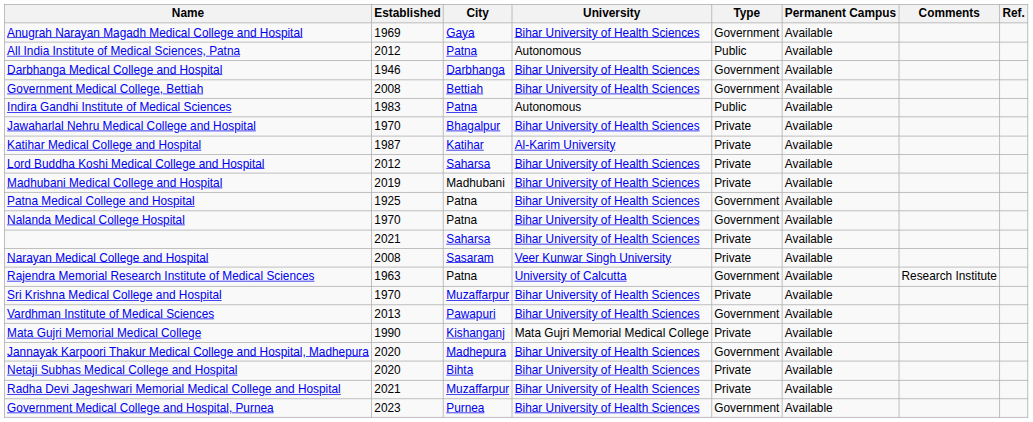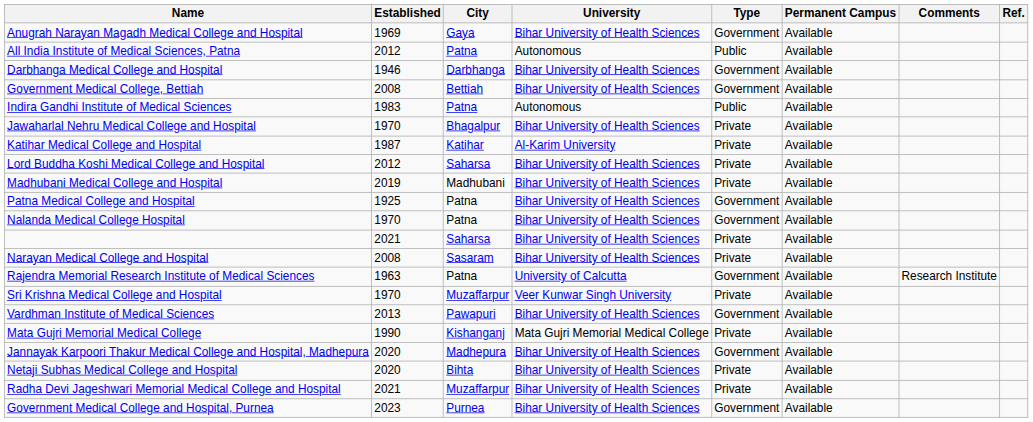(593, 257) Veer Kunwar Singh University -> (607, 257) Bihar University of Health Sciences
(607, 295) Bihar University of Health Sciences -> (593, 295) Veer Kunwar Singh University
